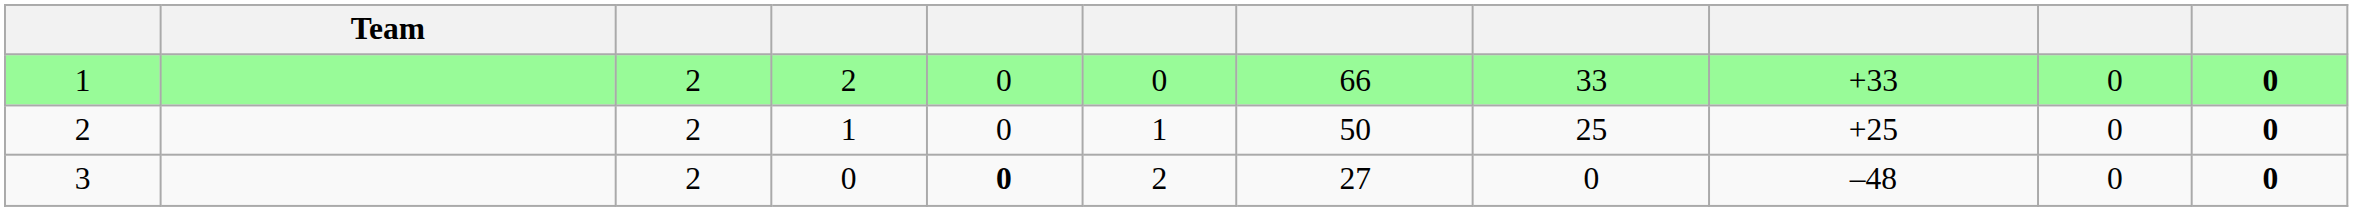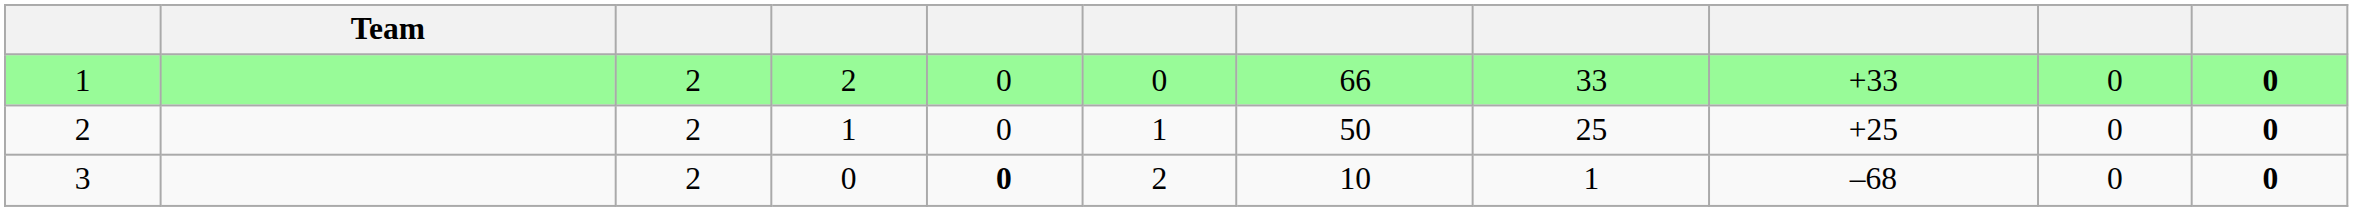(1355, 179) 27 -> (1355, 179) 10
(1591, 179) 0 -> (1591, 179) 1
(1873, 179) –48 -> (1873, 179) –68
